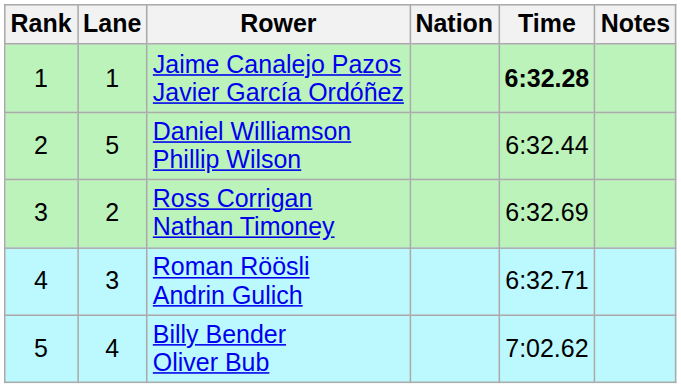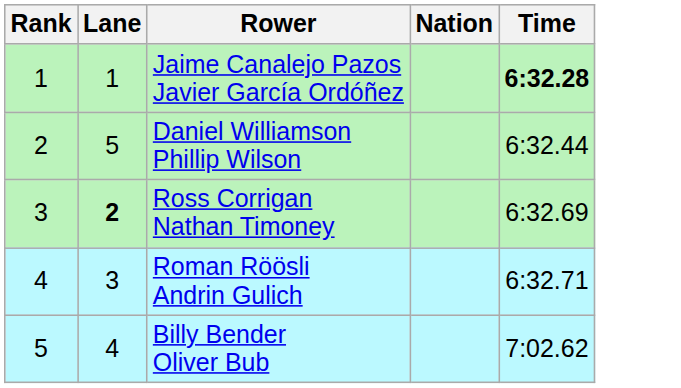- column: (635, 24)
(112, 213) normal -> (112, 213) bold
